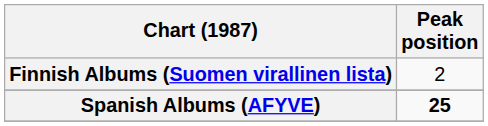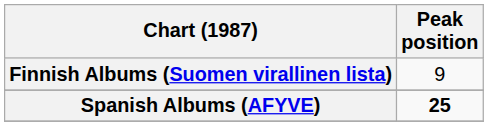(440, 74) 2 -> (440, 74) 9
